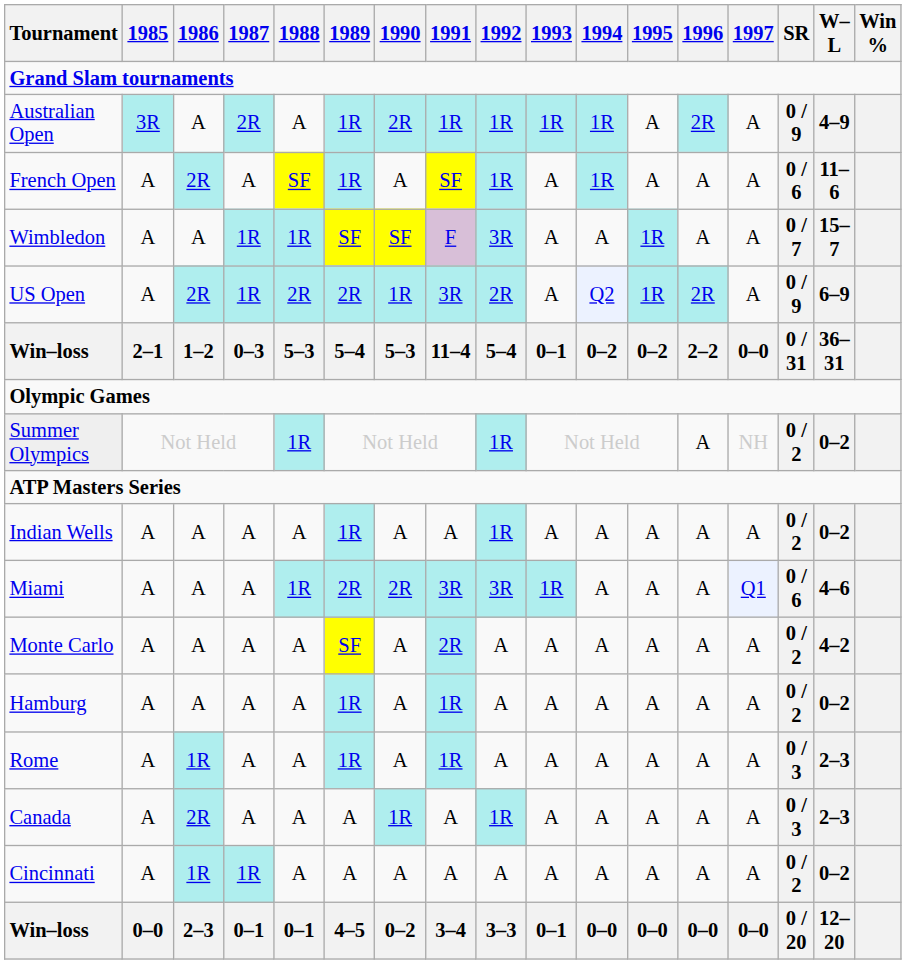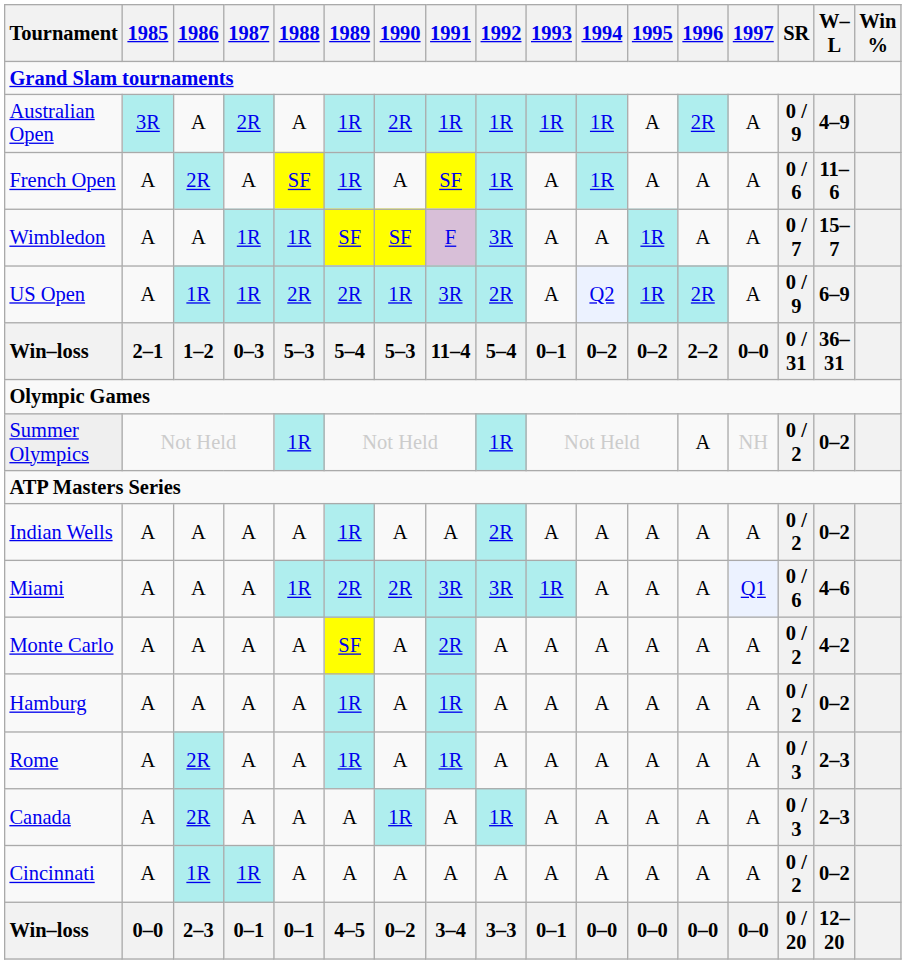(198, 293) 2R -> (198, 293) 1R
(501, 531) 1R -> (501, 531) 2R
(198, 759) 1R -> (198, 759) 2R
